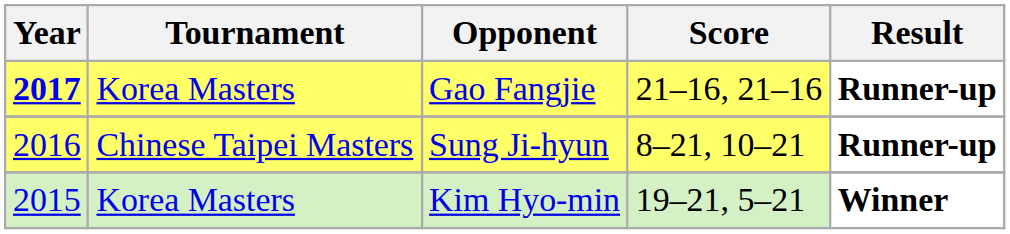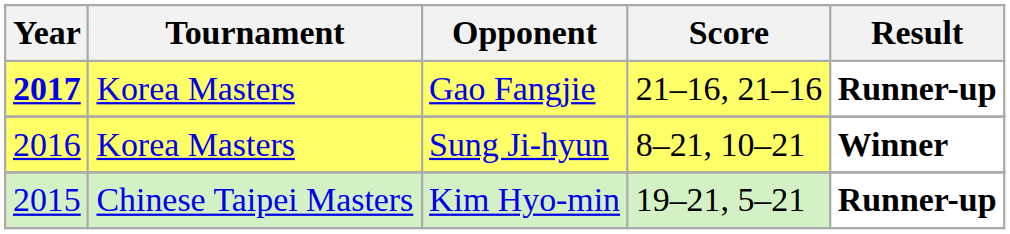(255, 144) Chinese Taipei Masters -> (196, 144) Korea Masters
(917, 144) Runner-up -> (893, 144) Winner
(196, 200) Korea Masters -> (255, 200) Chinese Taipei Masters
(893, 200) Winner -> (917, 200) Runner-up
